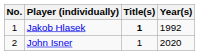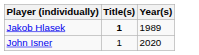- column: (14, 12)
(171, 27) 1992 -> (150, 27) 1989
